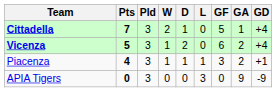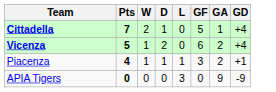- column: (148, 12)
